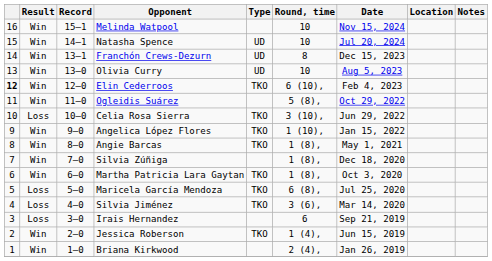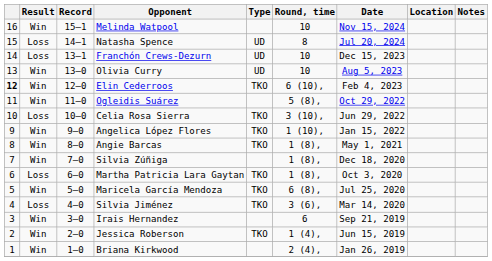(38, 41) Win -> (38, 41) Loss
(305, 41) 10 -> (305, 41) 8
(38, 56) Win -> (38, 56) Loss
(305, 56) 8 -> (305, 56) 10
(38, 175) Win -> (38, 175) Loss
(38, 190) Loss -> (38, 190) Win
(38, 219) Loss -> (38, 219) Win
